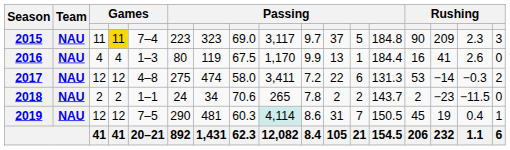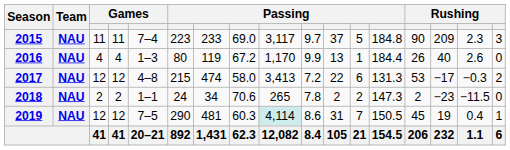(118, 39) gold background -> (118, 39) no background
(211, 39) 323 -> (211, 39) 233
(244, 58) 67.5 -> (244, 58) 67.2
(418, 58) 16 -> (418, 58) 26
(444, 58) 41 -> (444, 58) 40
(180, 77) 275 -> (180, 77) 215
(280, 77) 3,411 -> (280, 77) 3,413
(444, 77) −14 -> (444, 77) −17
(387, 96) 143.7 -> (387, 96) 147.3
